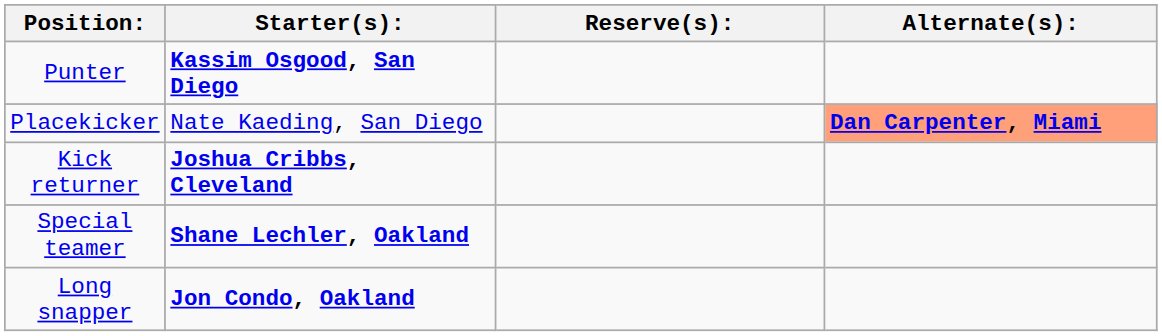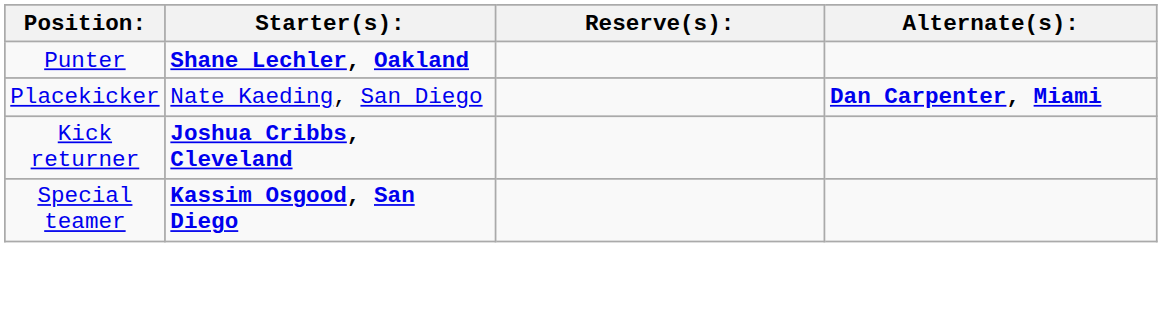(293, 73) Kassim Osgood, San Diego -> (320, 60) Shane Lechler, Oakland
(966, 123) lightsalmon background -> (966, 97) no background
(320, 236) Shane Lechler, Oakland -> (293, 210) Kassim Osgood, San Diego
- row: (85, 299)
